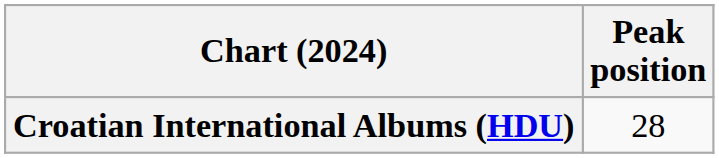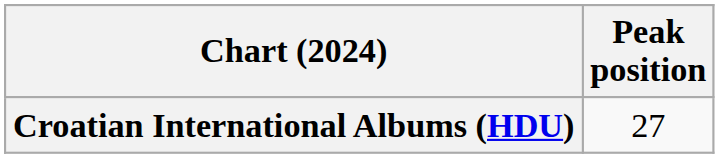(648, 124) 28 -> (648, 124) 27
